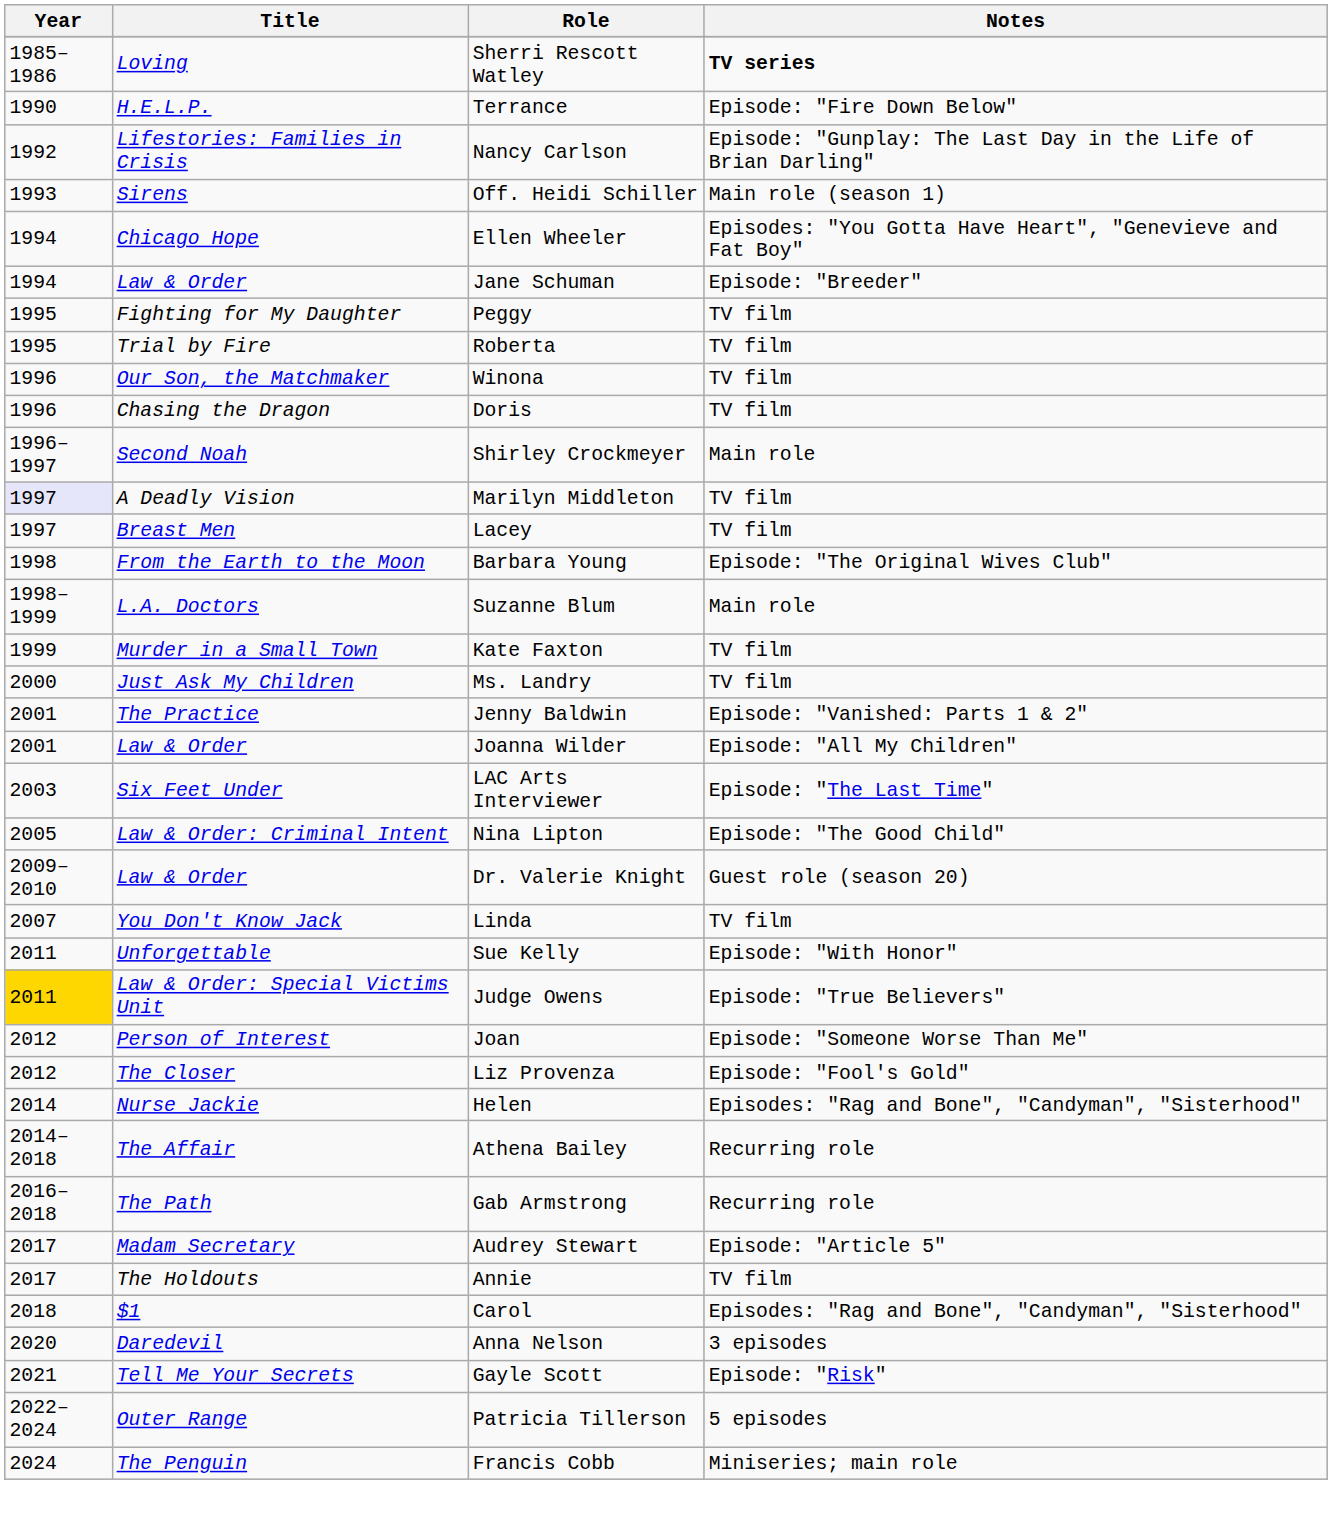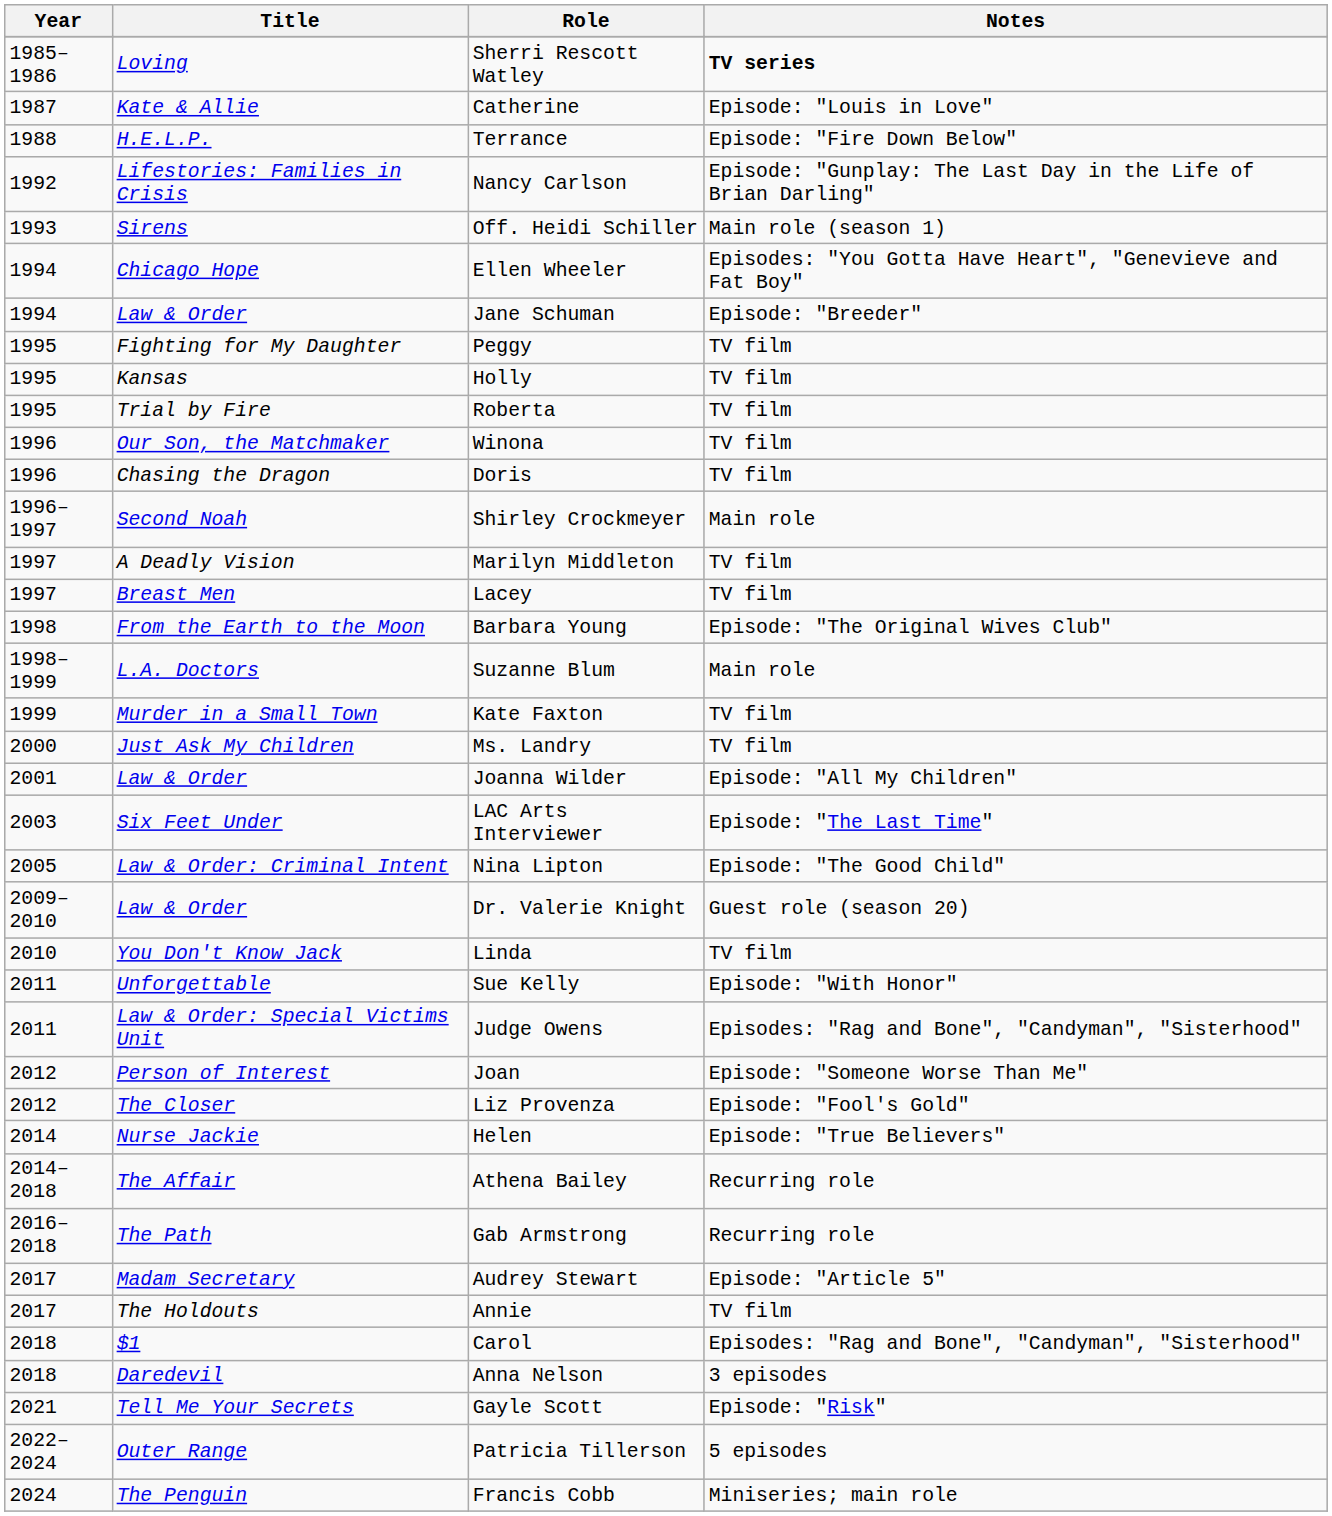+ row: (526, 108)
(33, 108) 1990 -> (33, 140) 1988
+ row: (502, 379)
(33, 499) lavender background -> (33, 563) no background
- row: (550, 715)
(33, 921) 2007 -> (33, 953) 2010
(33, 997) gold background -> (33, 1029) no background
(857, 997) Episode: "True Believers" -> (1005, 1029) Episodes: "Rag and Bone", "Candyman", "Sisterhood"
(1005, 1105) Episodes: "Rag and Bone", "Candyman", "Sisterhood" -> (857, 1137) Episode: "True Believers"
(33, 1344) 2020 -> (33, 1376) 2018
